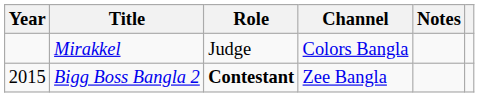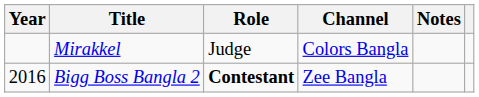(27, 77) 2015 -> (27, 77) 2016
